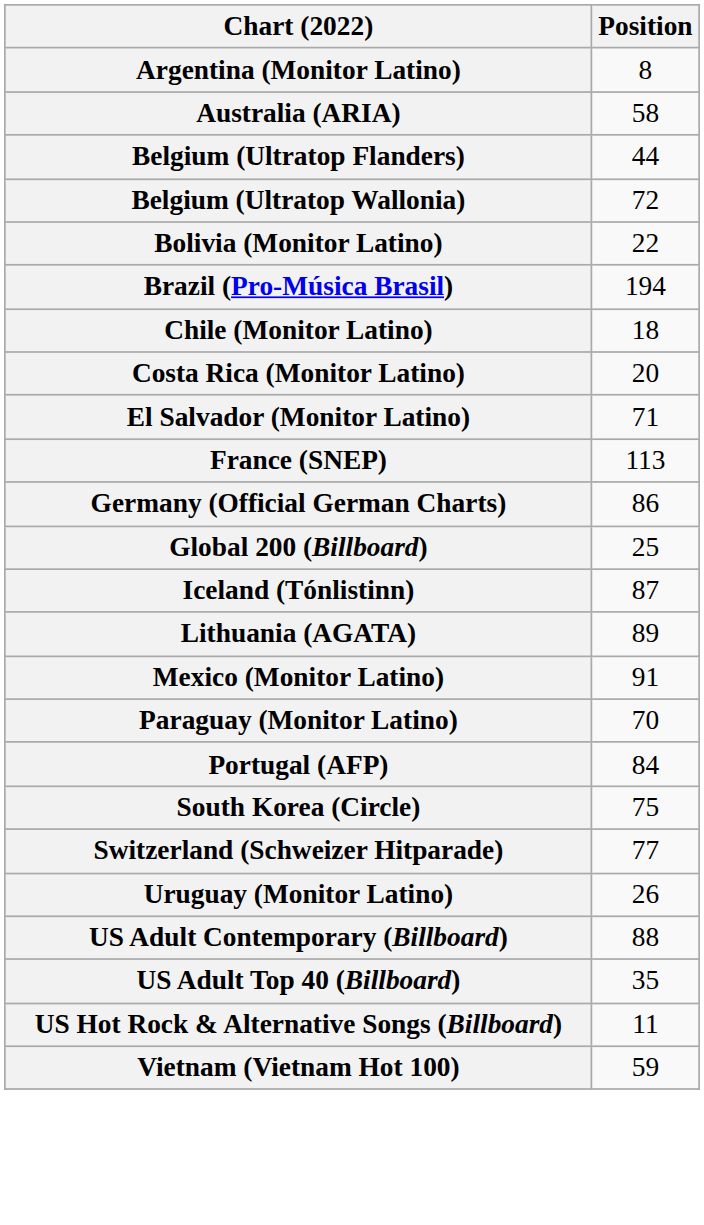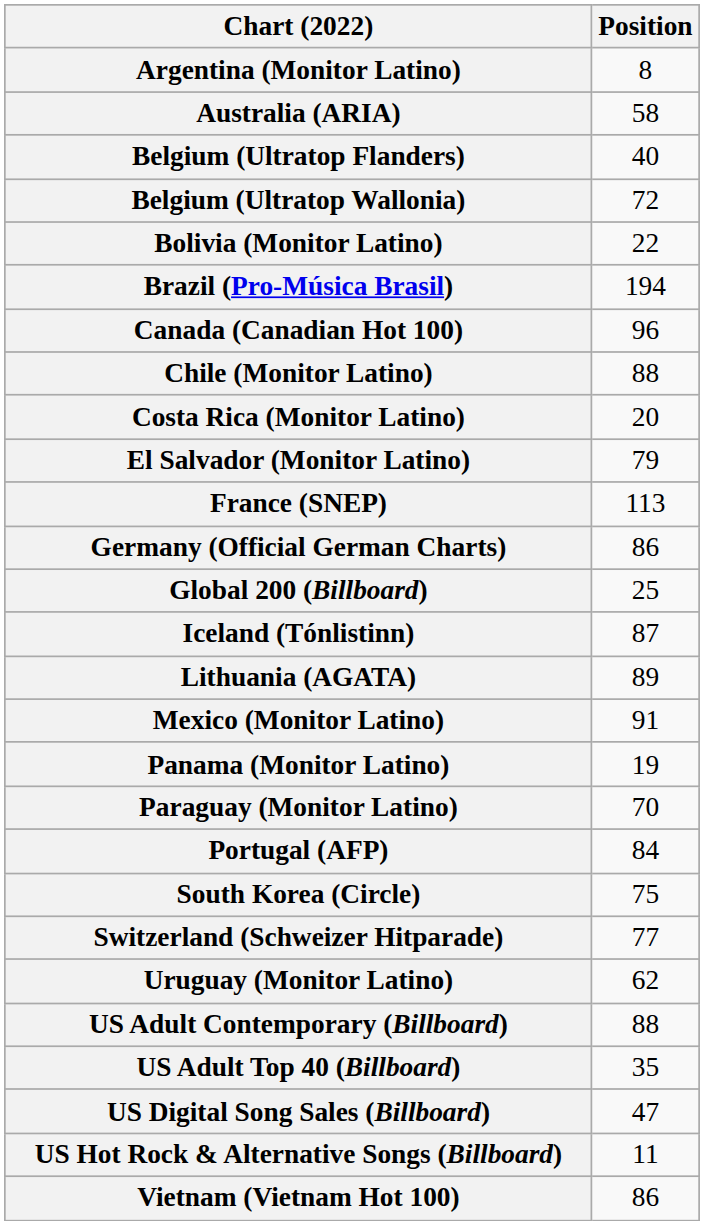(645, 156) 44 -> (645, 156) 40
+ row: (298, 329)
(645, 329) 18 -> (645, 373) 88
(645, 416) 71 -> (645, 460) 79
+ row: (298, 763)
(645, 894) 26 -> (645, 980) 62
+ row: (298, 1110)
(645, 1067) 59 -> (645, 1197) 86
